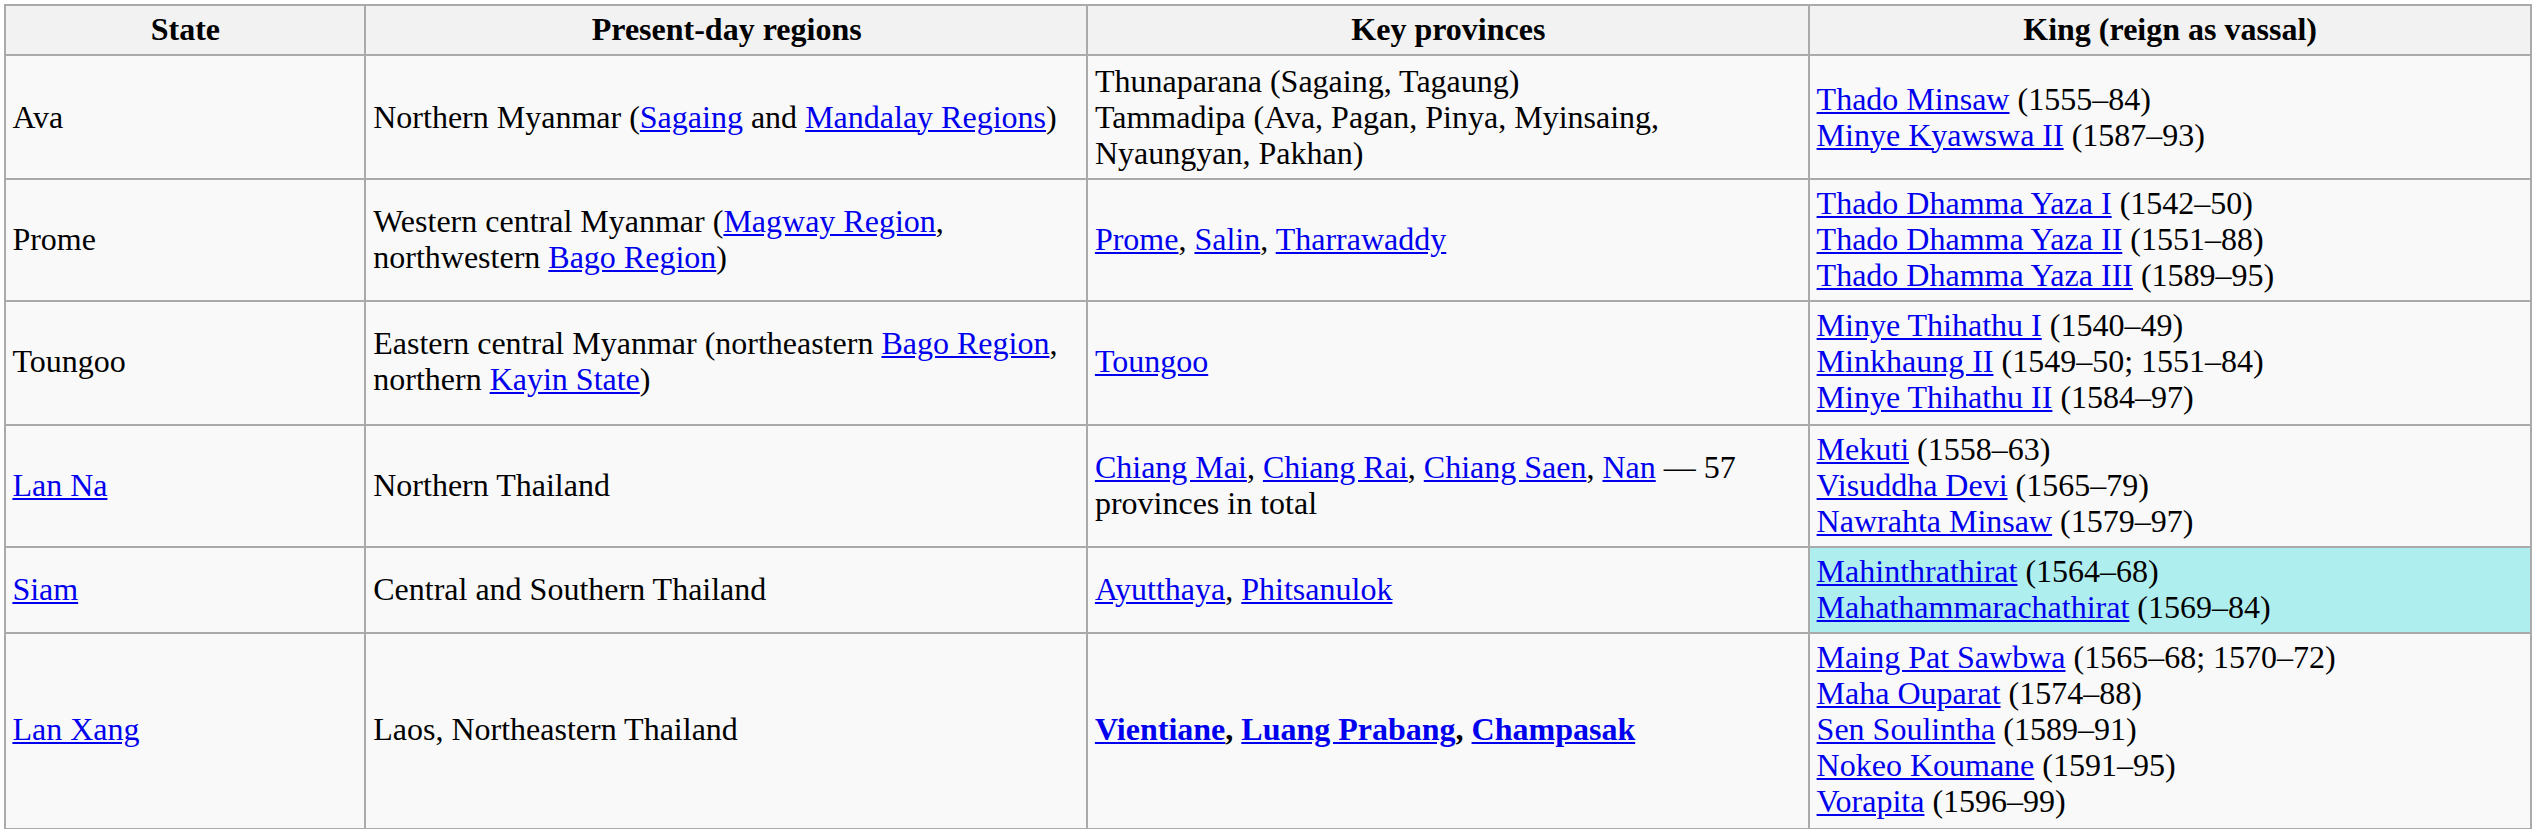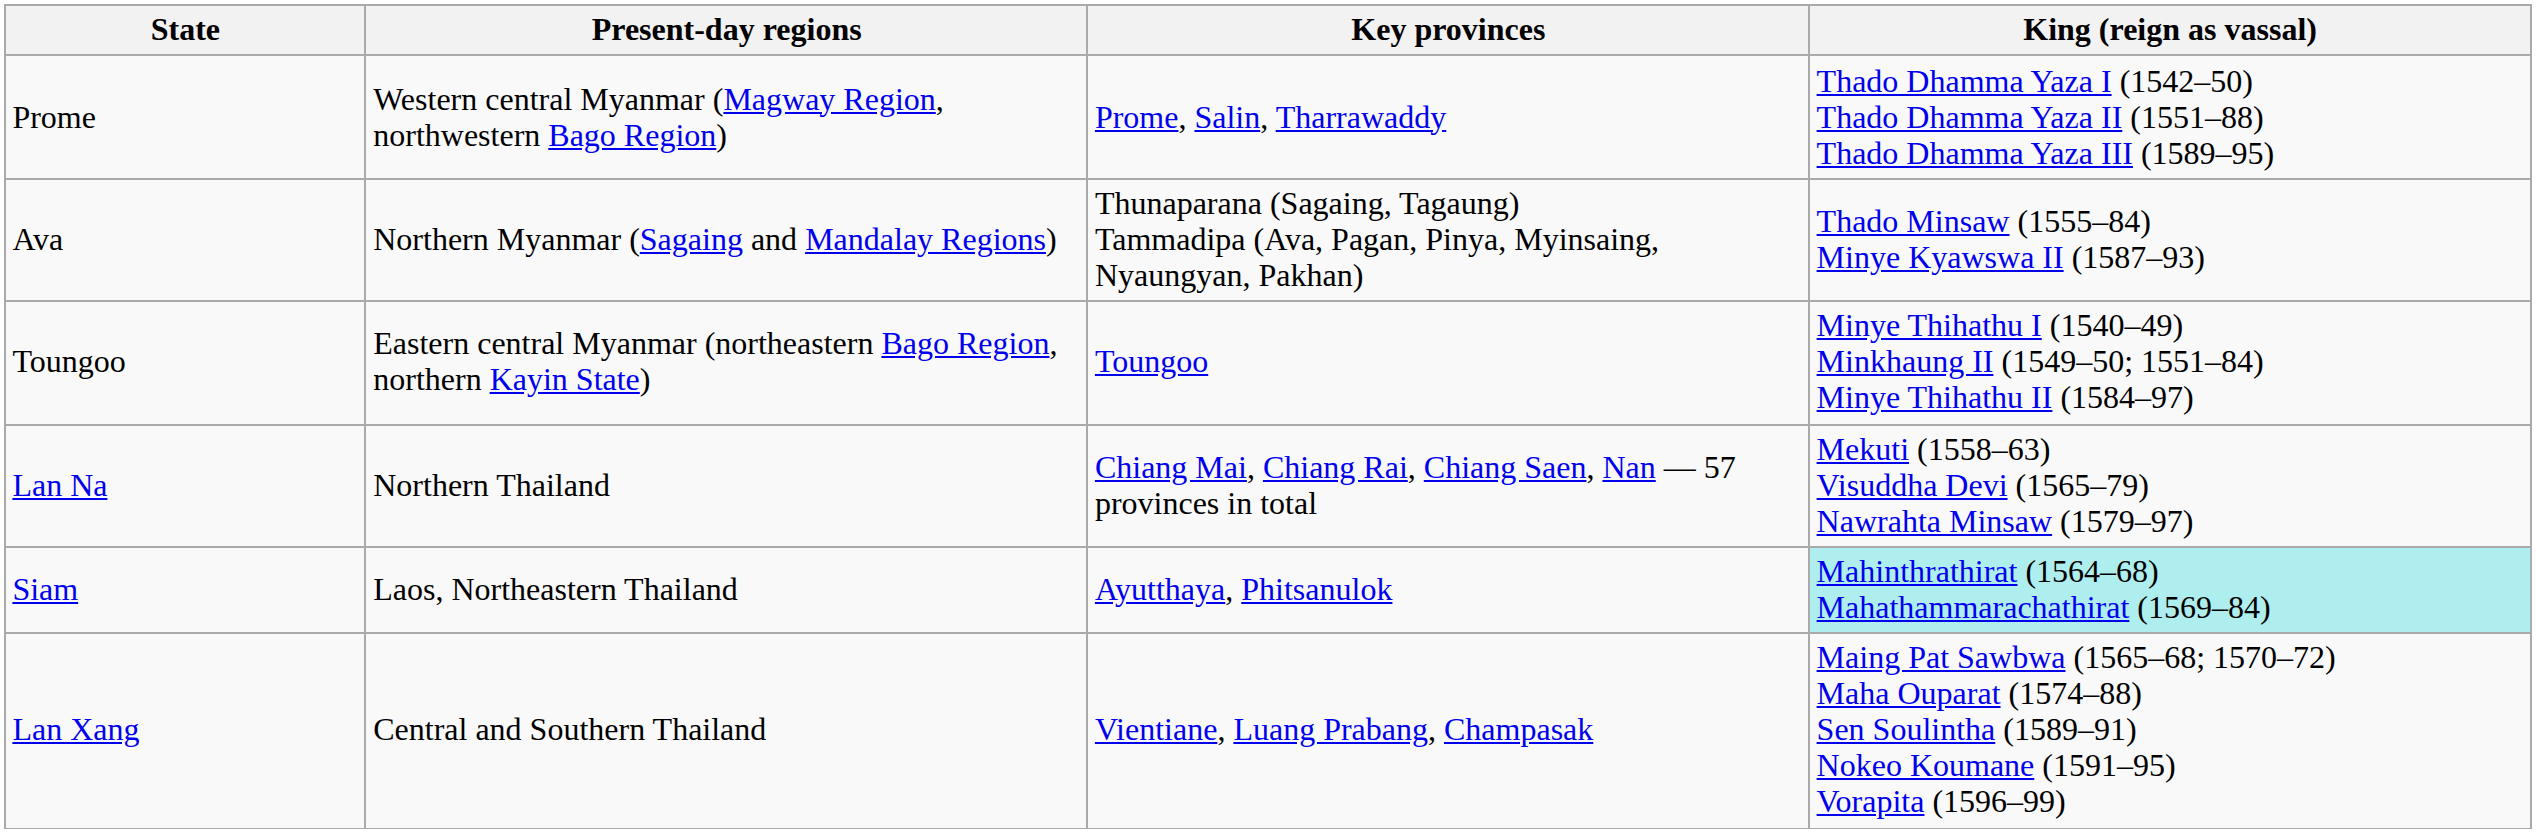rows swapped: (38, 116) <-> (54, 239)
(570, 589) Central and Southern Thailand -> (556, 589) Laos, Northeastern Thailand
(556, 730) Laos, Northeastern Thailand -> (570, 730) Central and Southern Thailand
(1365, 730) bold -> (1344, 730) normal
